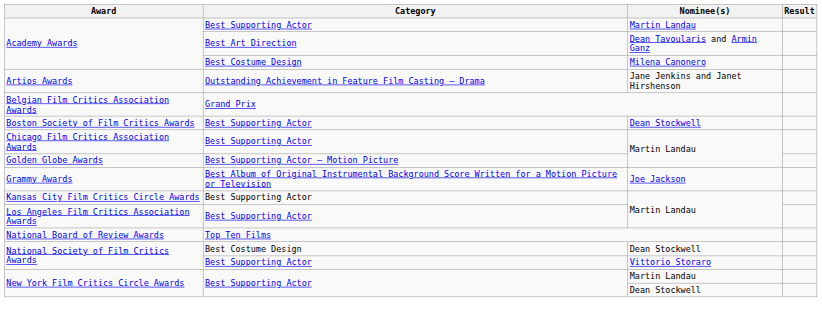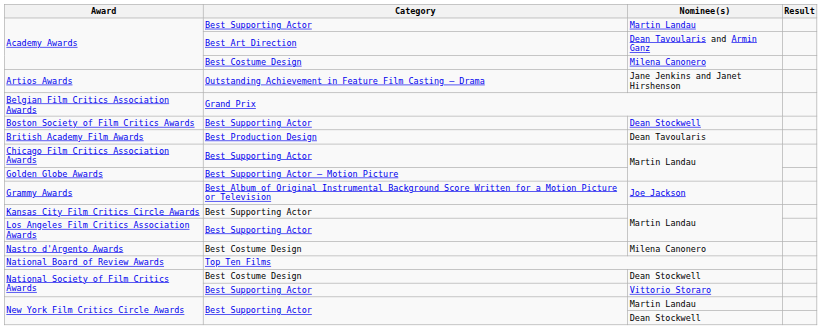+ row: (75, 137)
+ row: (65, 249)
